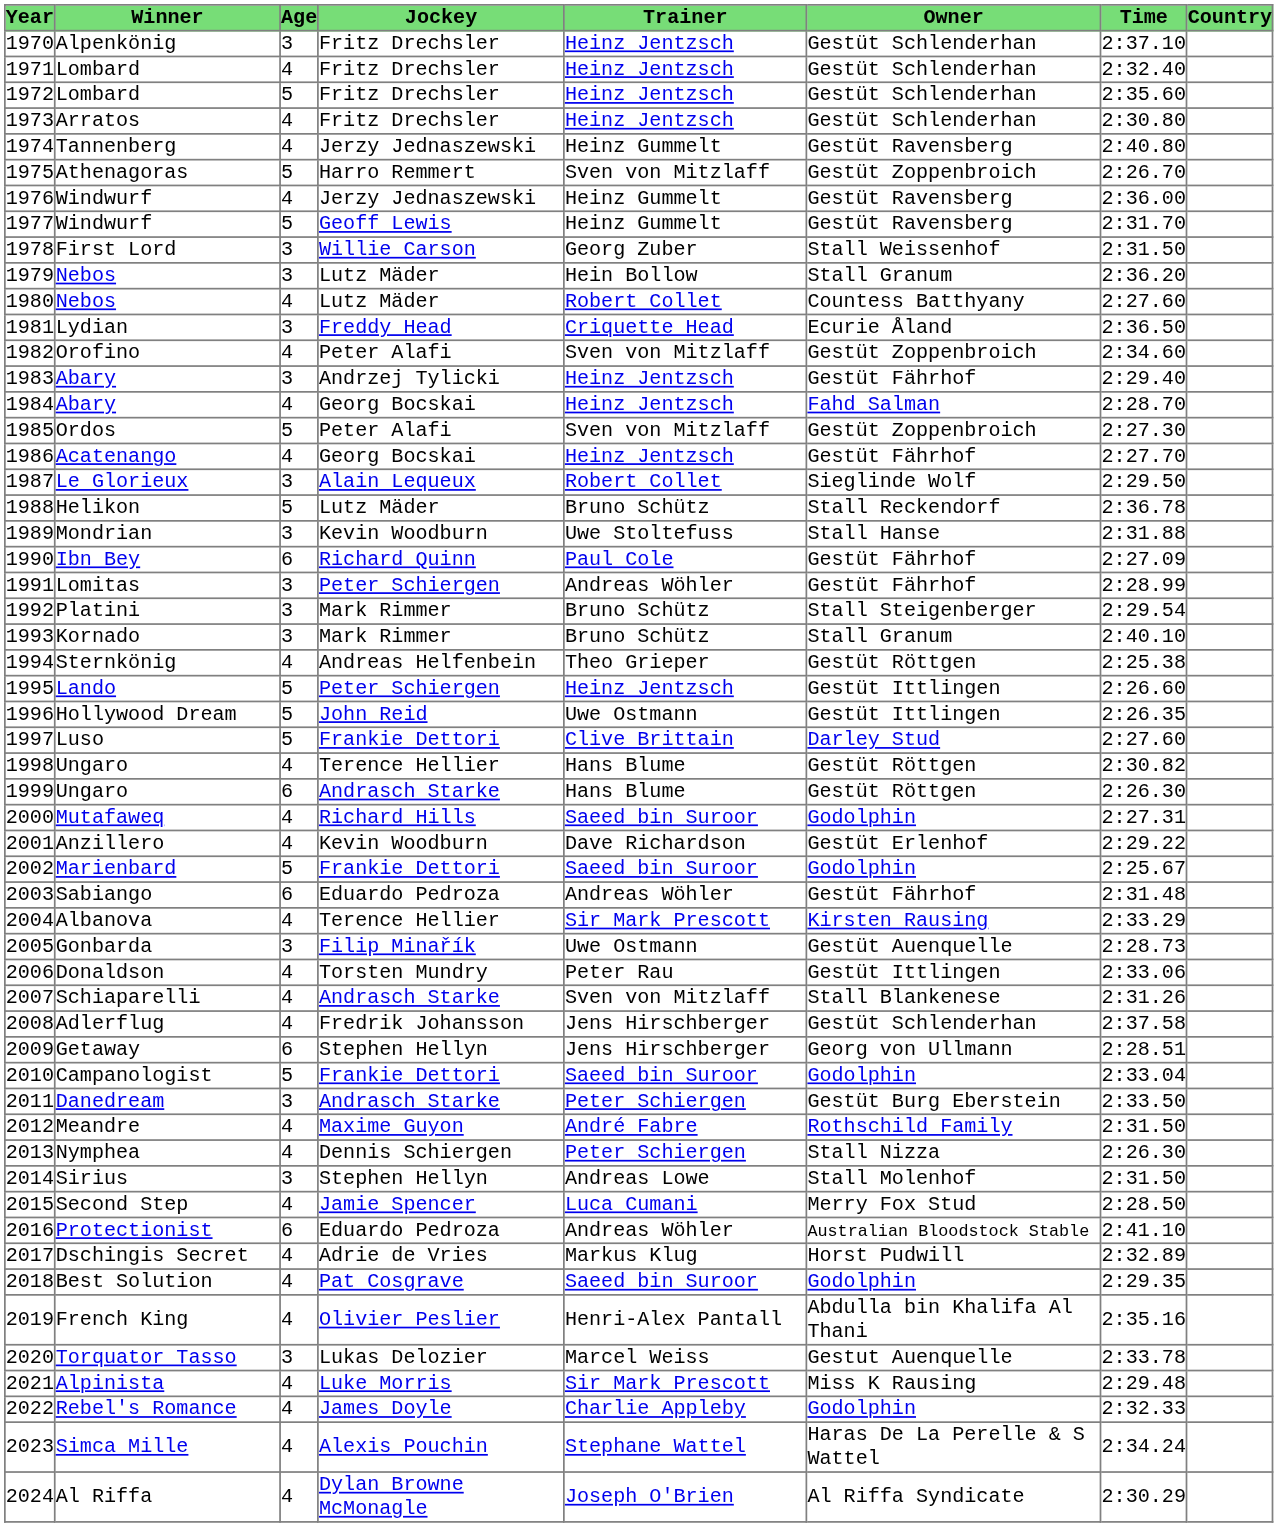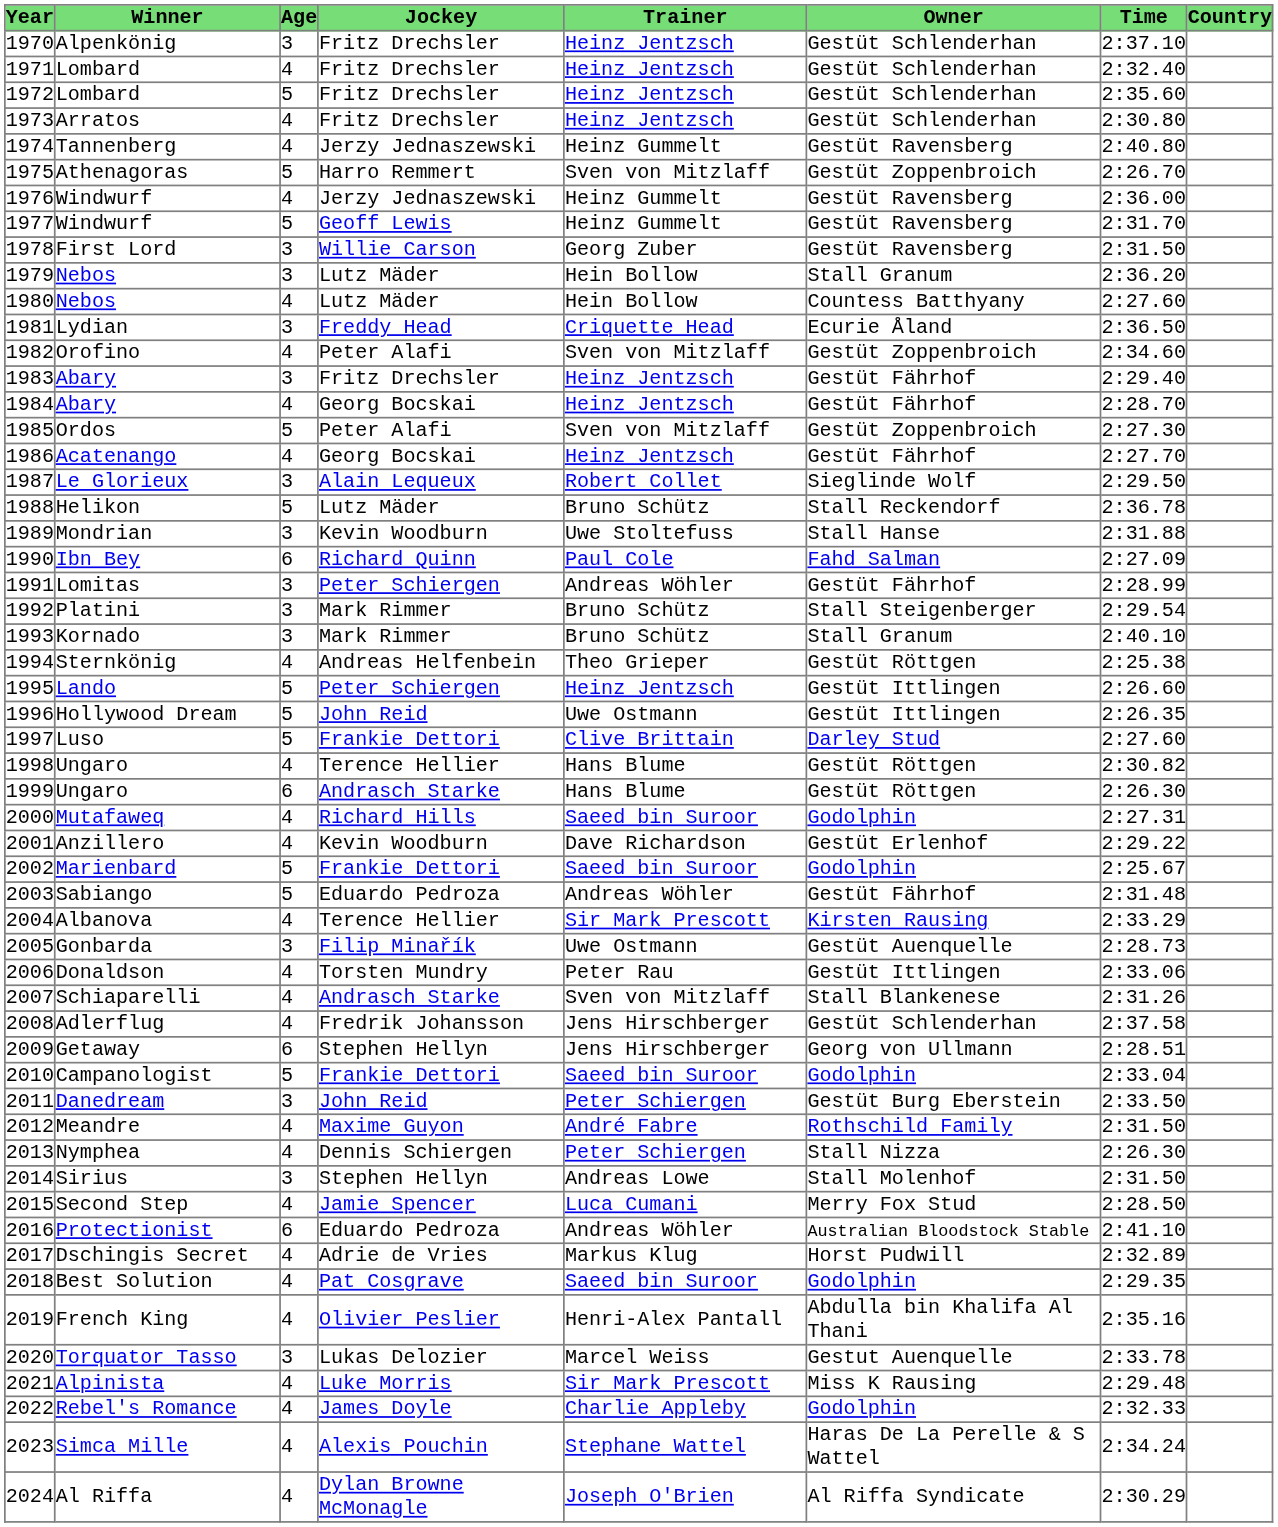(904, 250) Stall Weissenhof -> (910, 250) Gestüt Ravensberg
(643, 302) Robert Collet -> (631, 302) Hein Bollow
(409, 379) Andrzej Tylicki -> (409, 379) Fritz Drechsler
(874, 405) Fahd Salman -> (892, 405) Gestüt Fährhof
(892, 560) Gestüt Fährhof -> (874, 560) Fahd Salman
(287, 895) 6 -> (287, 895) 5
(409, 1101) Andrasch Starke -> (373, 1101) John Reid
